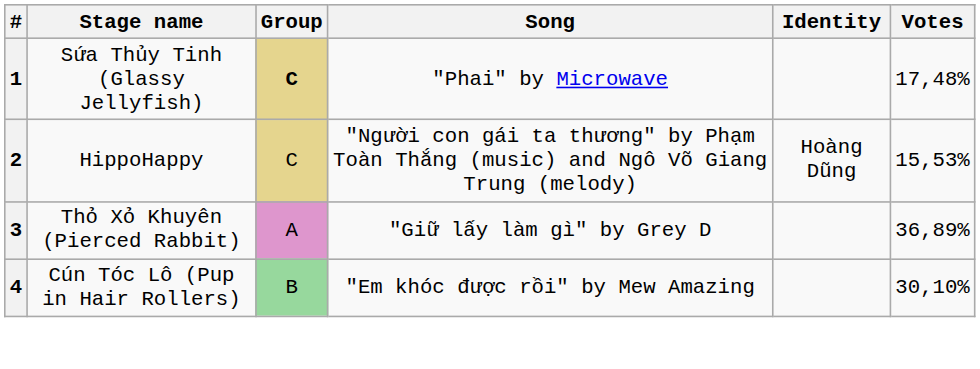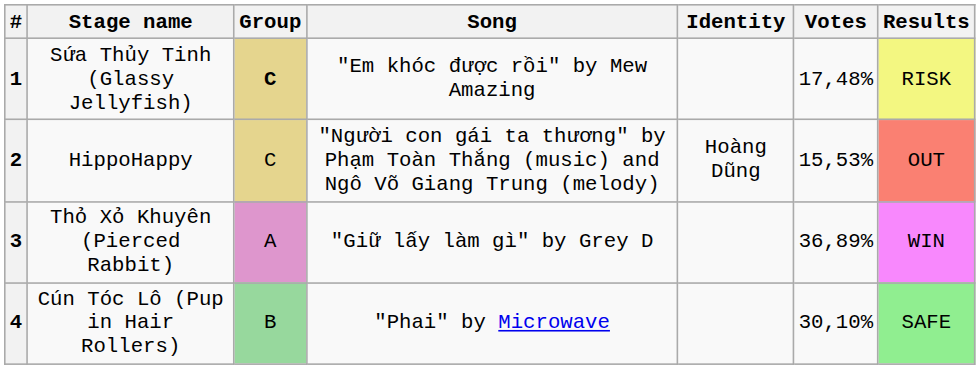+ column: (926, 22)
(550, 79) "Phai" by Microwave -> (492, 79) "Em khóc được rồi" by Mew Amazing
(550, 288) "Em khóc được rồi" by Mew Amazing -> (492, 323) "Phai" by Microwave
